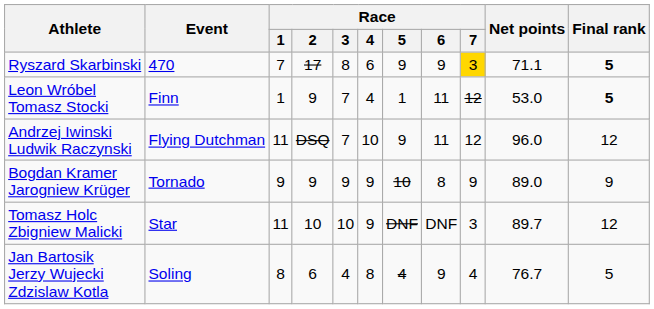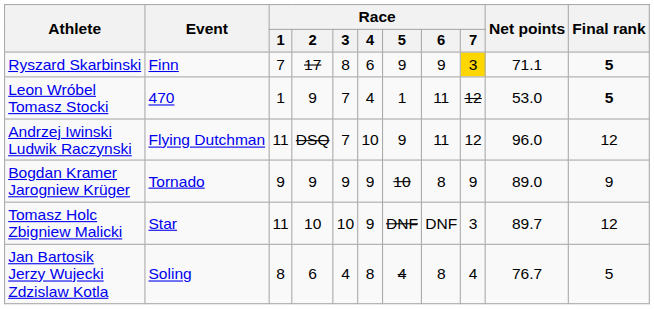(161, 65) 470 -> (164, 65) Finn
(164, 98) Finn -> (161, 98) 470
(441, 274) 9 -> (441, 274) 8
